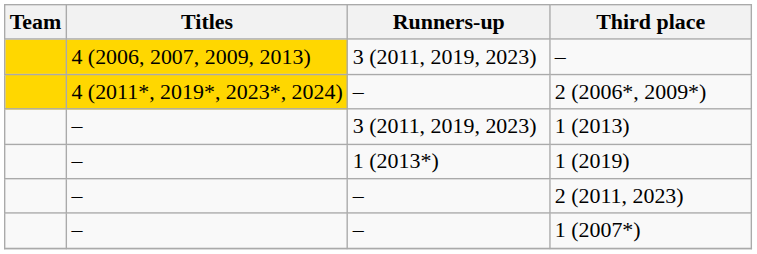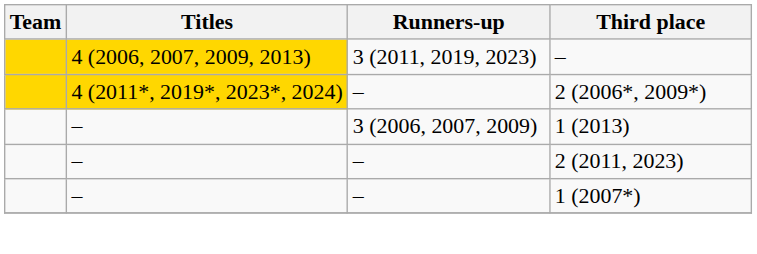(445, 126) 3 (2011, 2019, 2023) -> (445, 126) 3 (2006, 2007, 2009)
- row: (592, 160)
